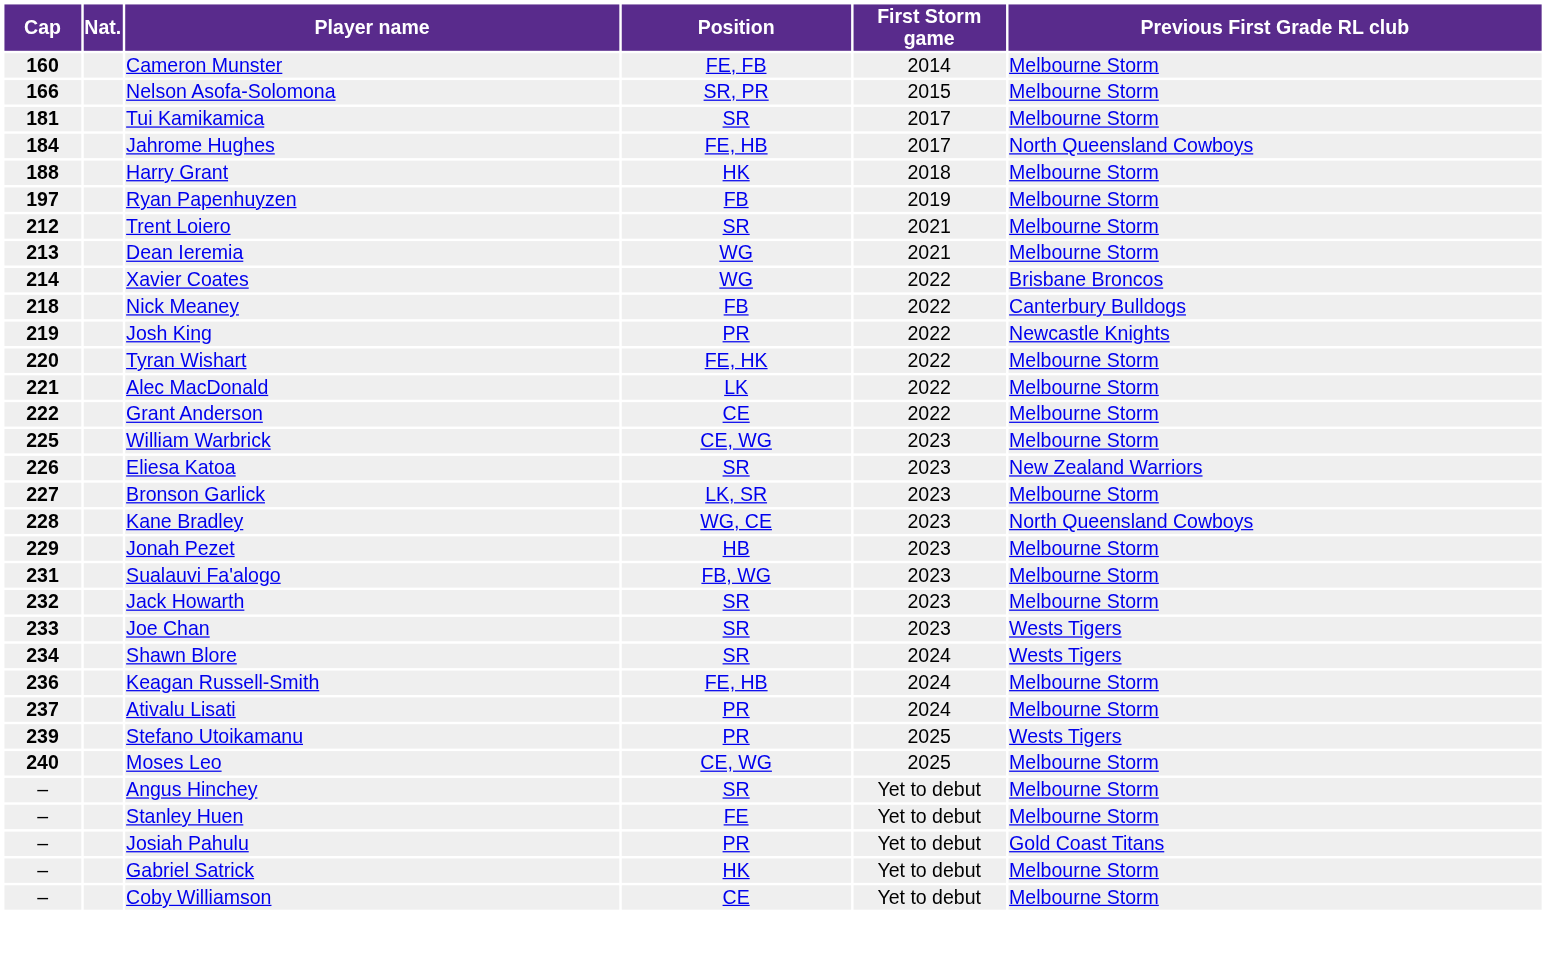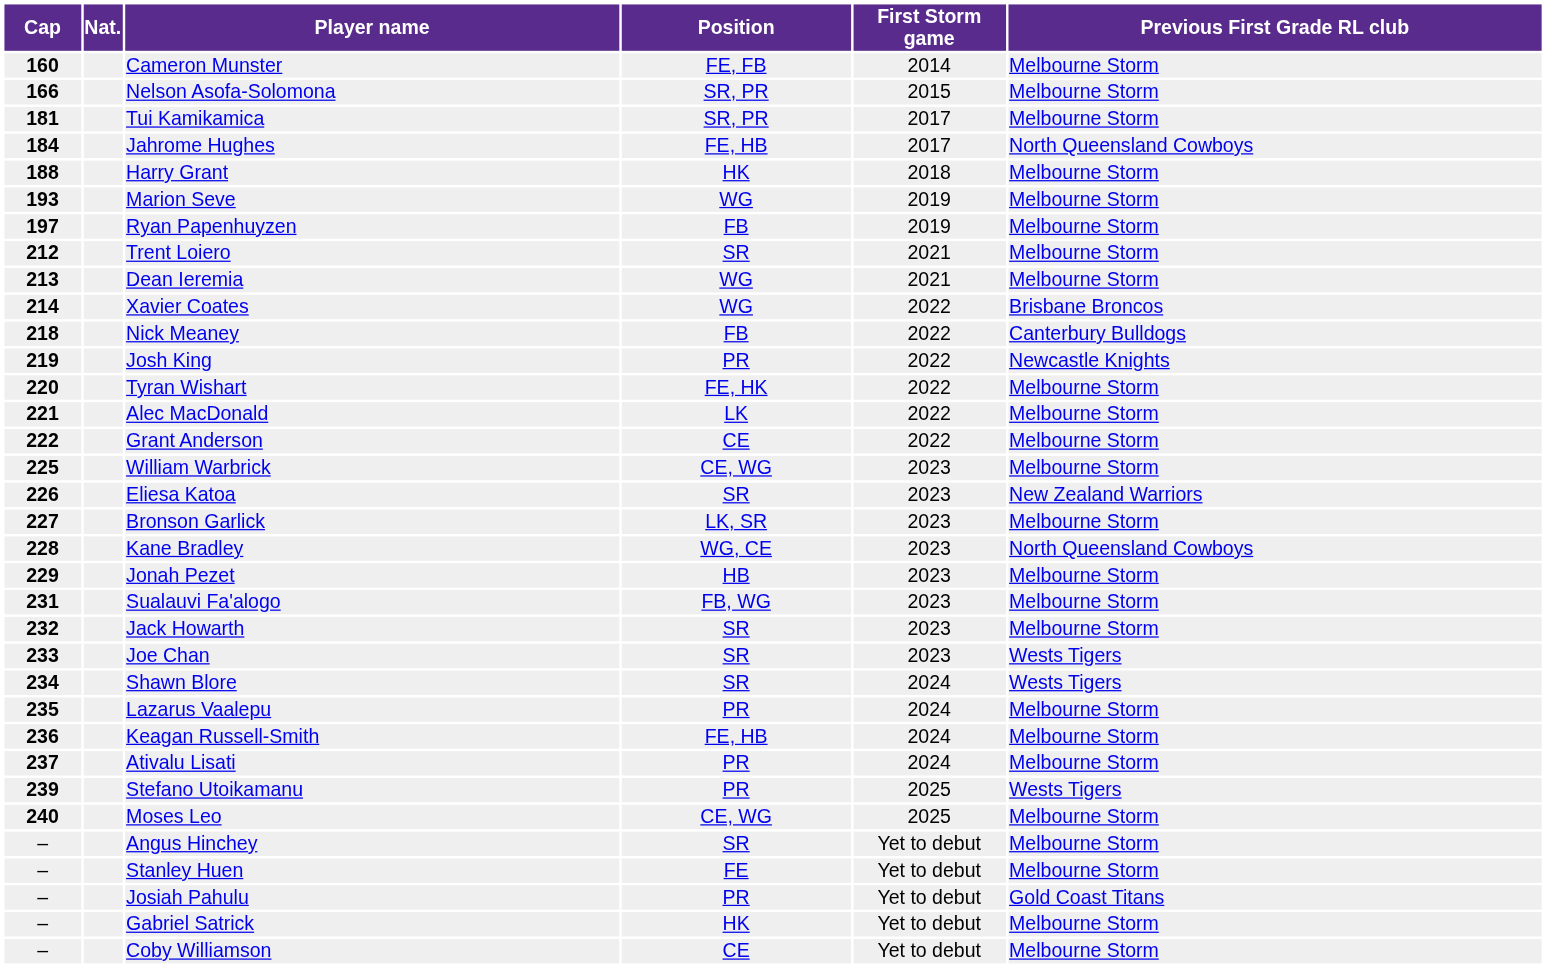(736, 119) SR -> (736, 119) SR, PR
+ row: (181, 199)
+ row: (199, 709)
